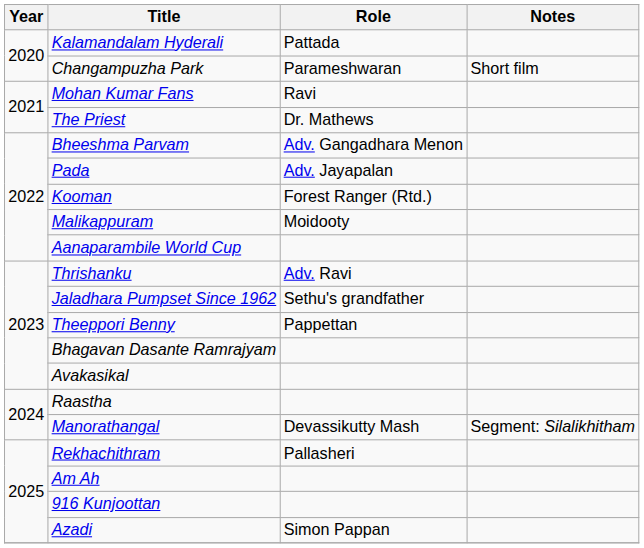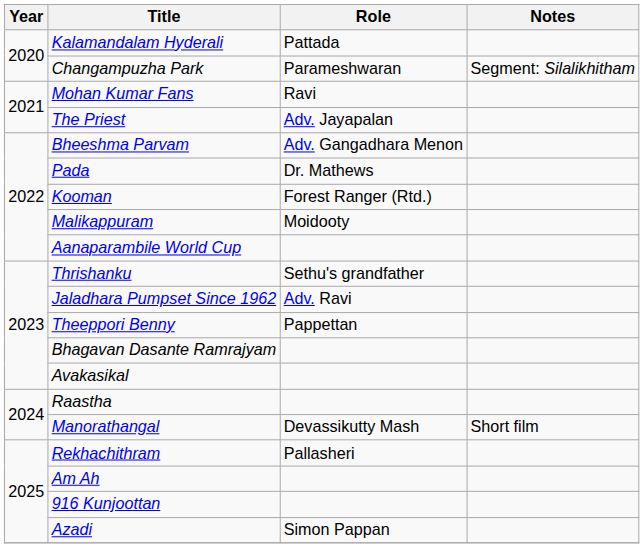(505, 68) Short film -> (553, 68) Segment: Silalikhitham
(329, 119) Dr. Mathews -> (338, 119) Adv. Jayapalan
(338, 171) Adv. Jayapalan -> (329, 171) Dr. Mathews
(318, 273) Adv. Ravi -> (354, 273) Sethu's grandfather
(354, 299) Sethu's grandfather -> (318, 299) Adv. Ravi
(553, 427) Segment: Silalikhitham -> (505, 427) Short film
